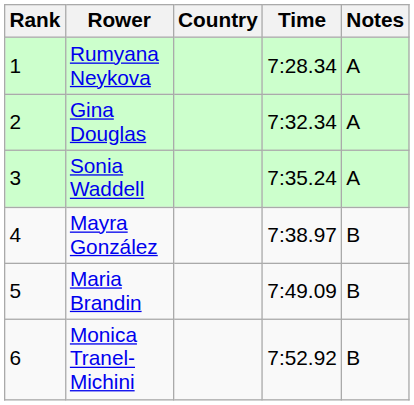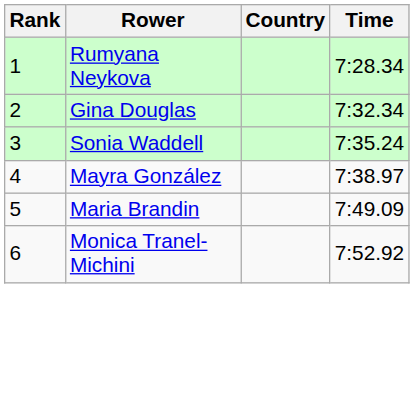- column: (375, 20)
